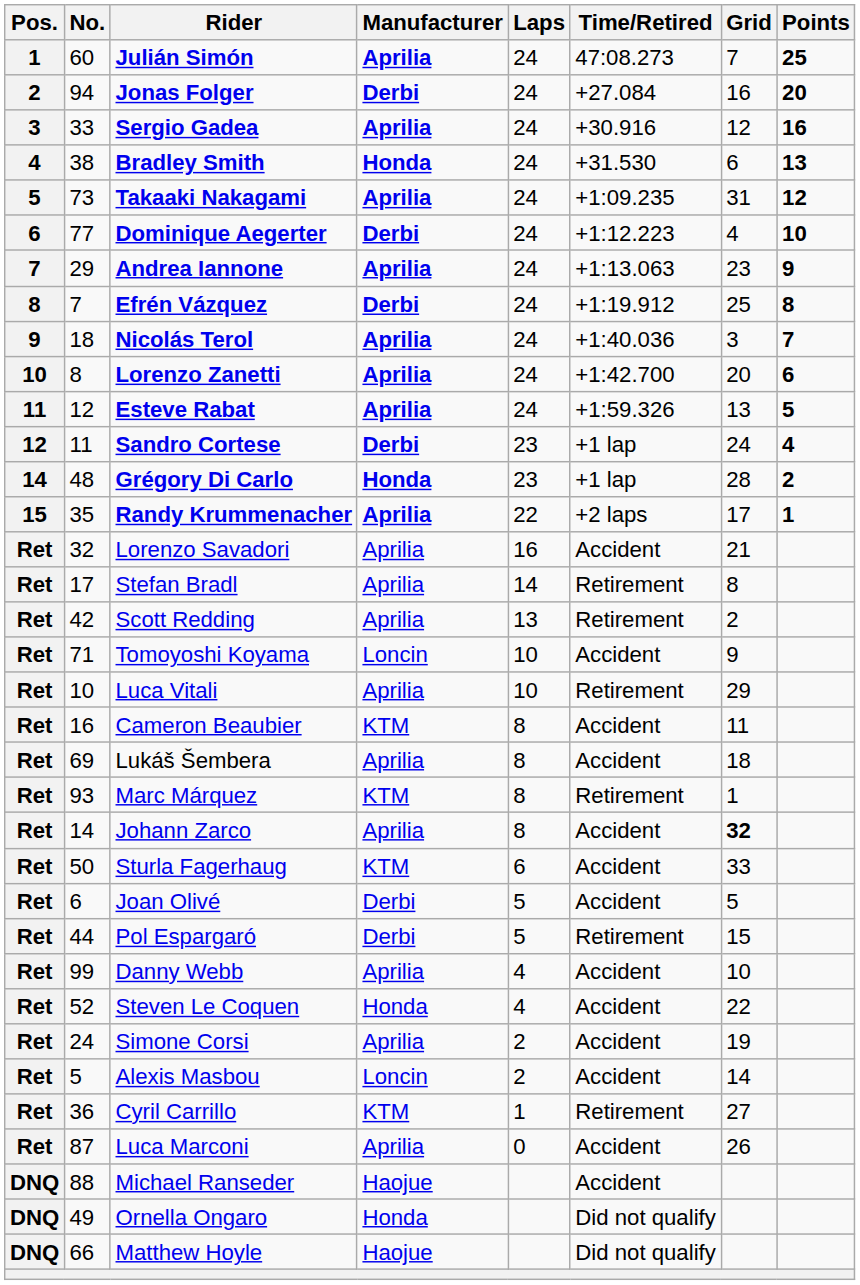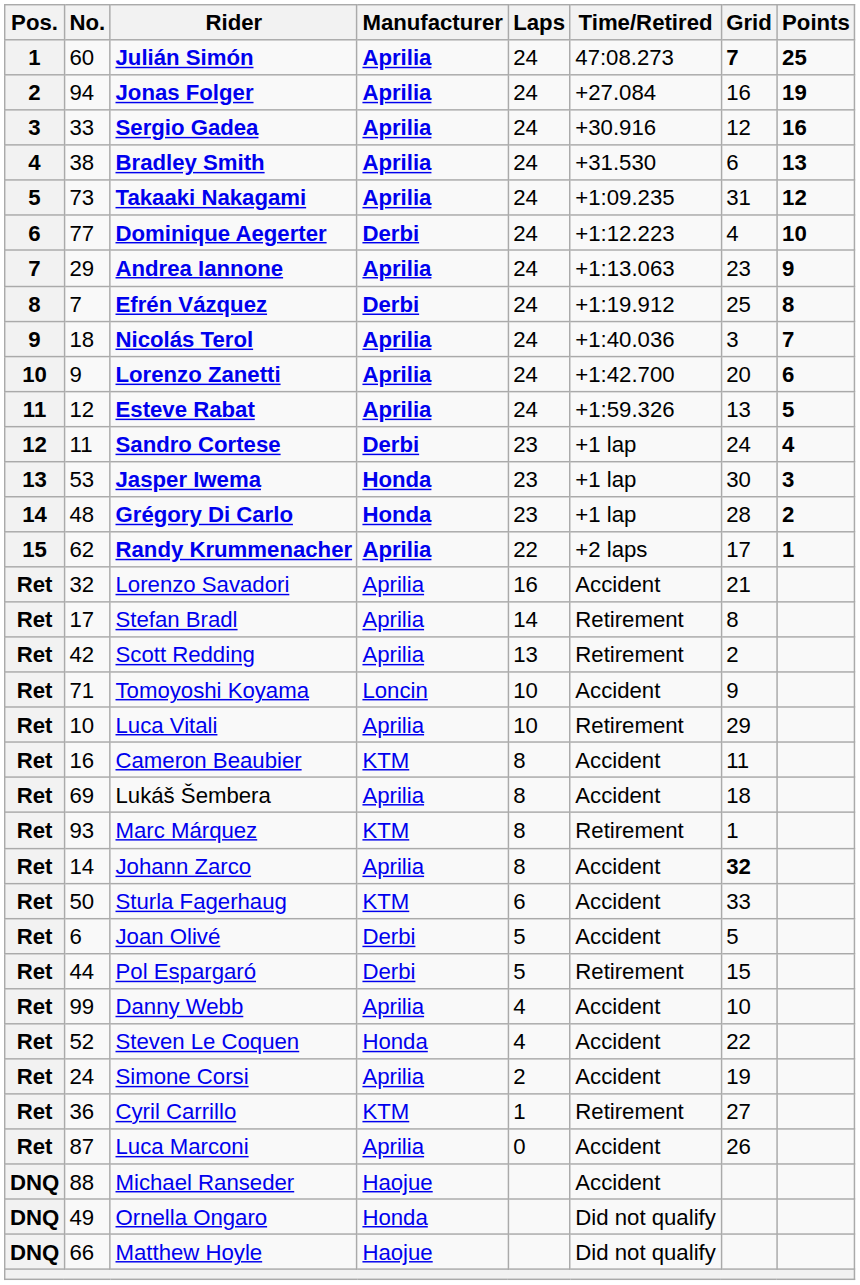(732, 58) normal -> (732, 58) bold
(391, 93) Derbi -> (397, 93) Aprilia
(794, 93) 20 -> (794, 93) 19
(397, 163) Honda -> (397, 163) Aprilia
(76, 374) 8 -> (76, 374) 9
+ row: (188, 479)
(82, 514) 35 -> (82, 549) 62
- row: (188, 1076)
